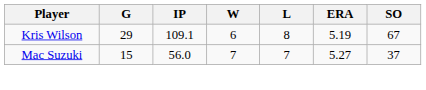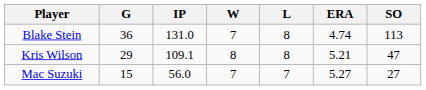+ row: (52, 34)
(233, 34) 6 -> (233, 54) 8
(340, 34) 5.19 -> (340, 54) 5.21
(394, 34) 67 -> (394, 54) 47
(394, 54) 37 -> (394, 74) 27
